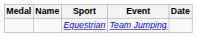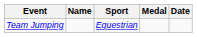columns swapped: (19, 12) <-> (138, 12)
